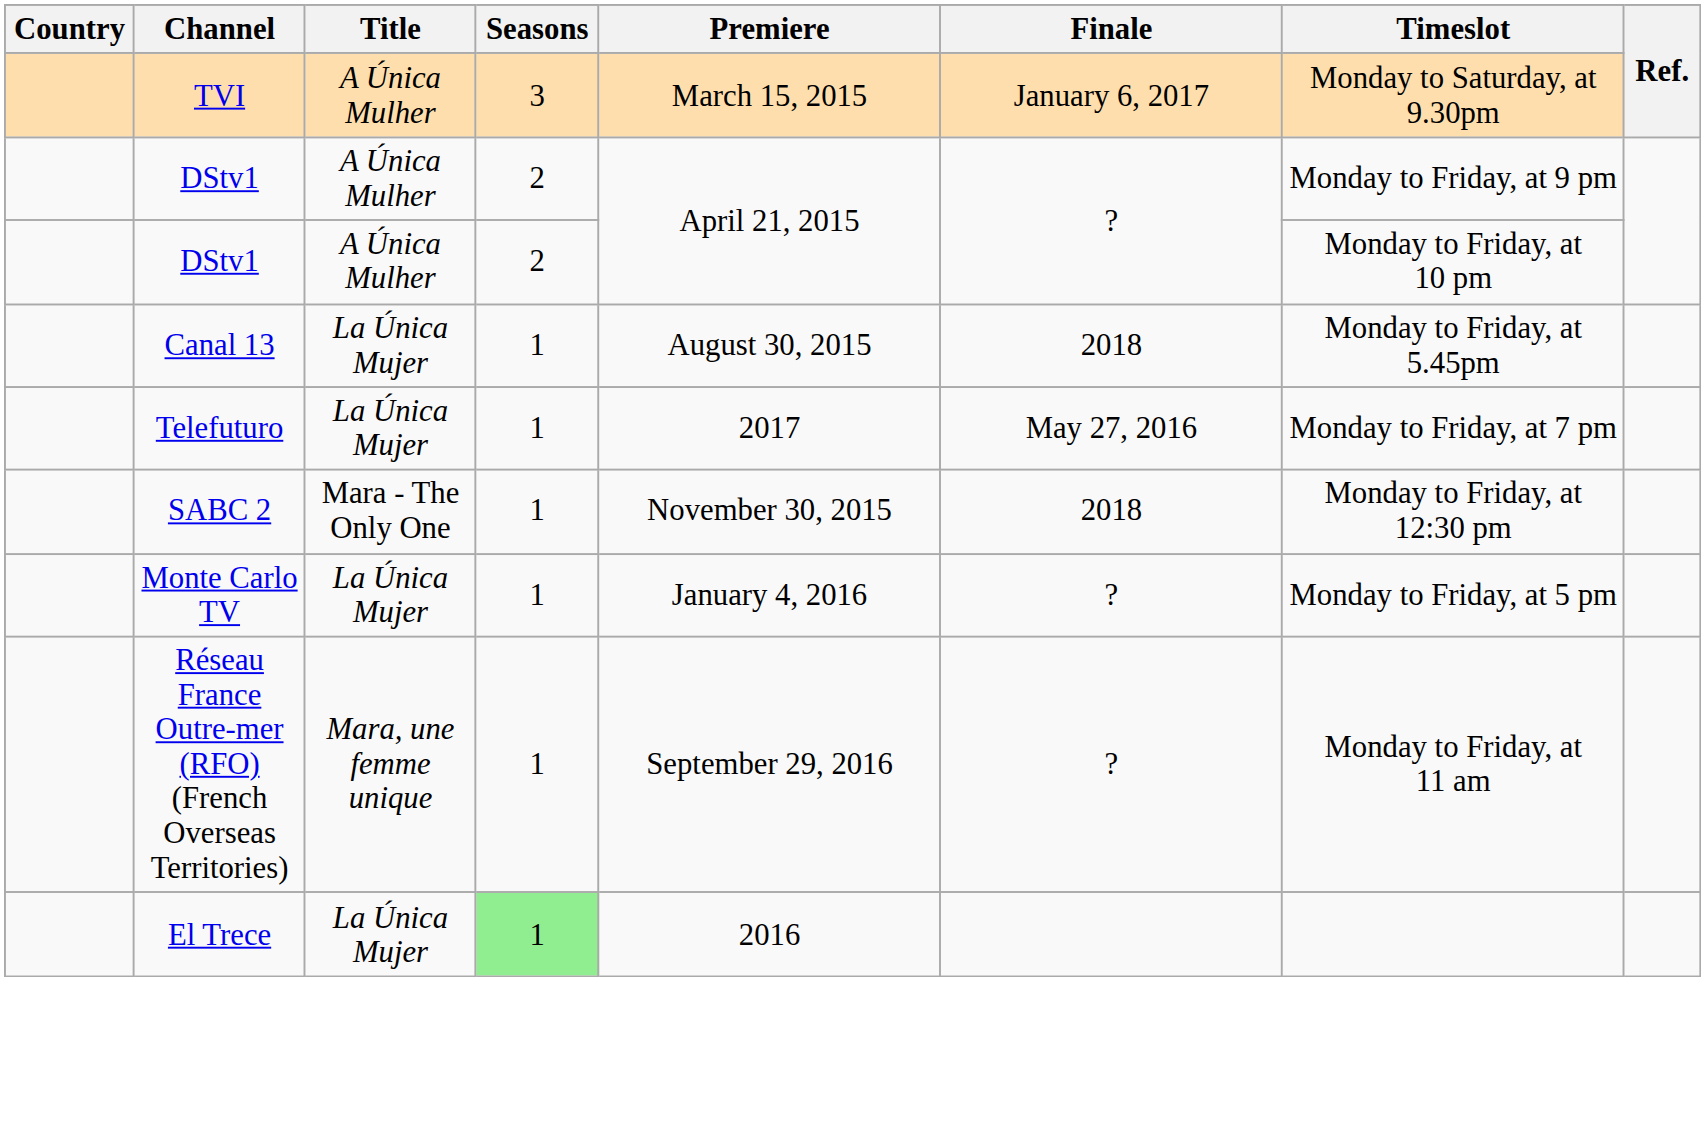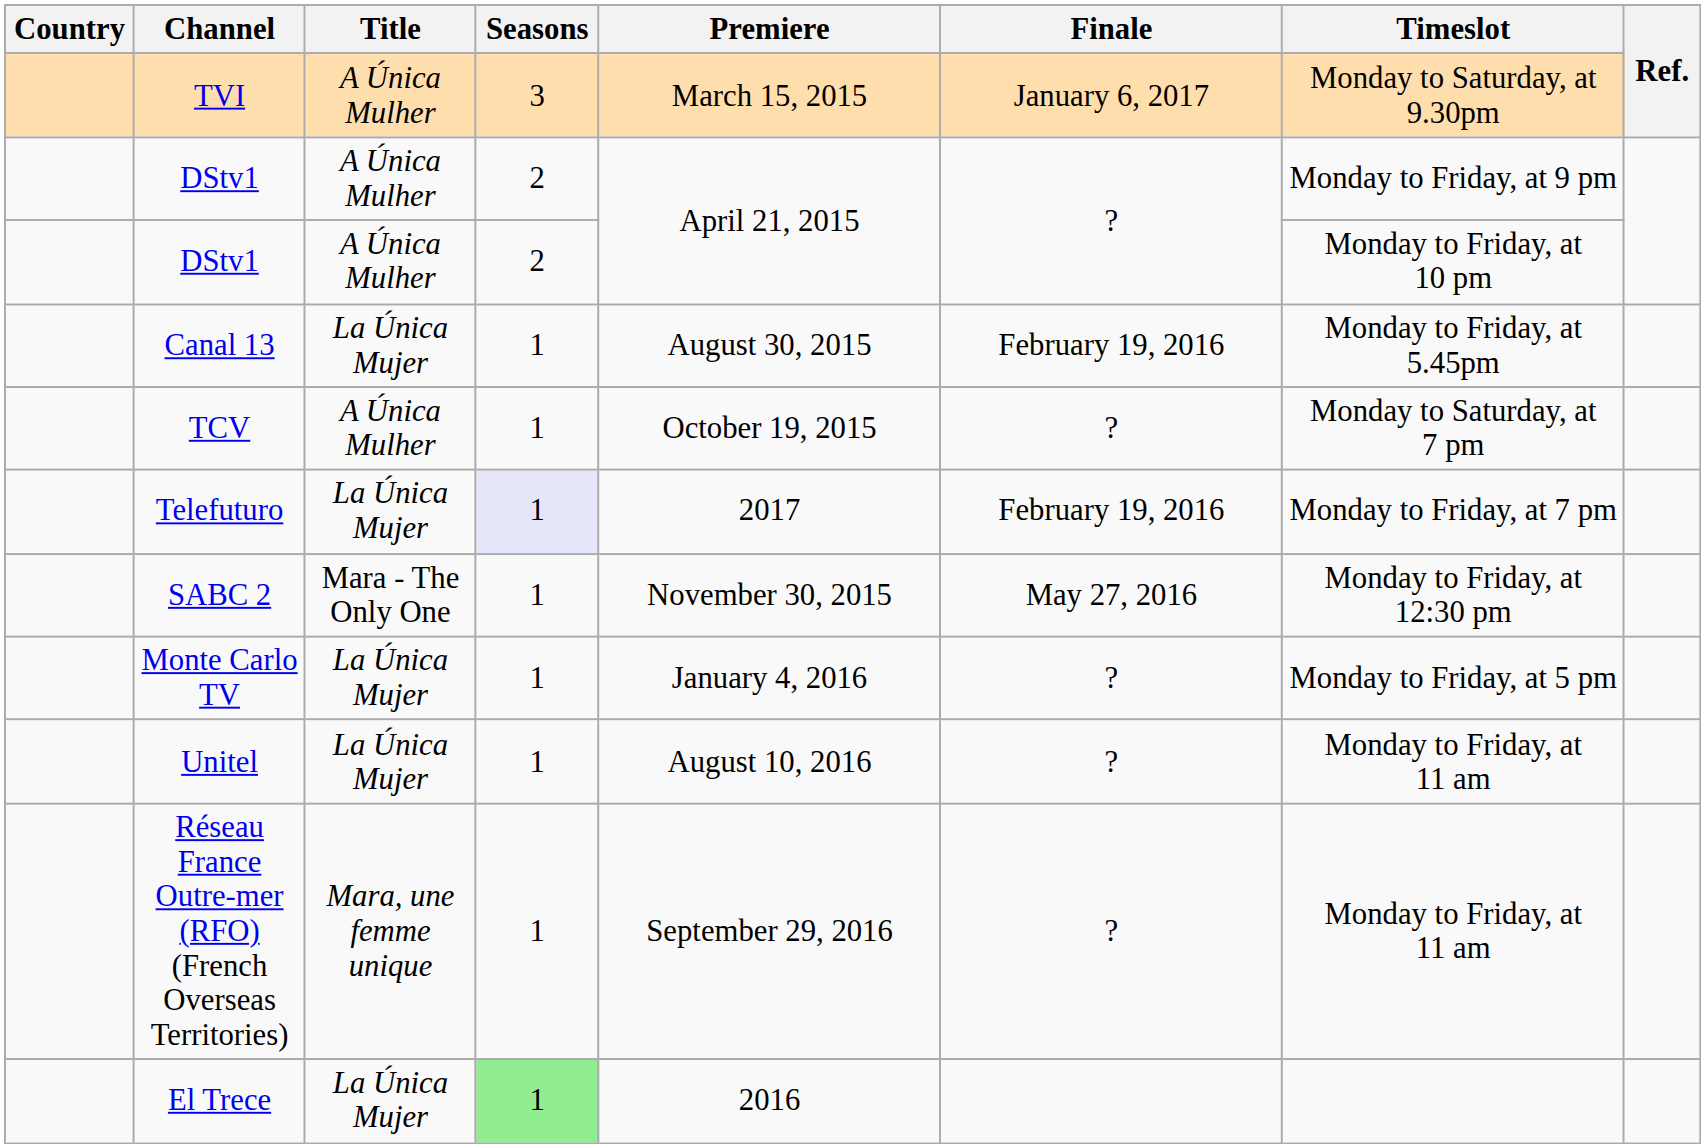(1111, 344) 2018 -> (1111, 344) February 19, 2016
+ row: (220, 427)
(537, 427) no background -> (537, 511) lavender background
(1111, 427) May 27, 2016 -> (1111, 511) February 19, 2016
(1111, 511) 2018 -> (1111, 594) May 27, 2016
+ row: (220, 761)
